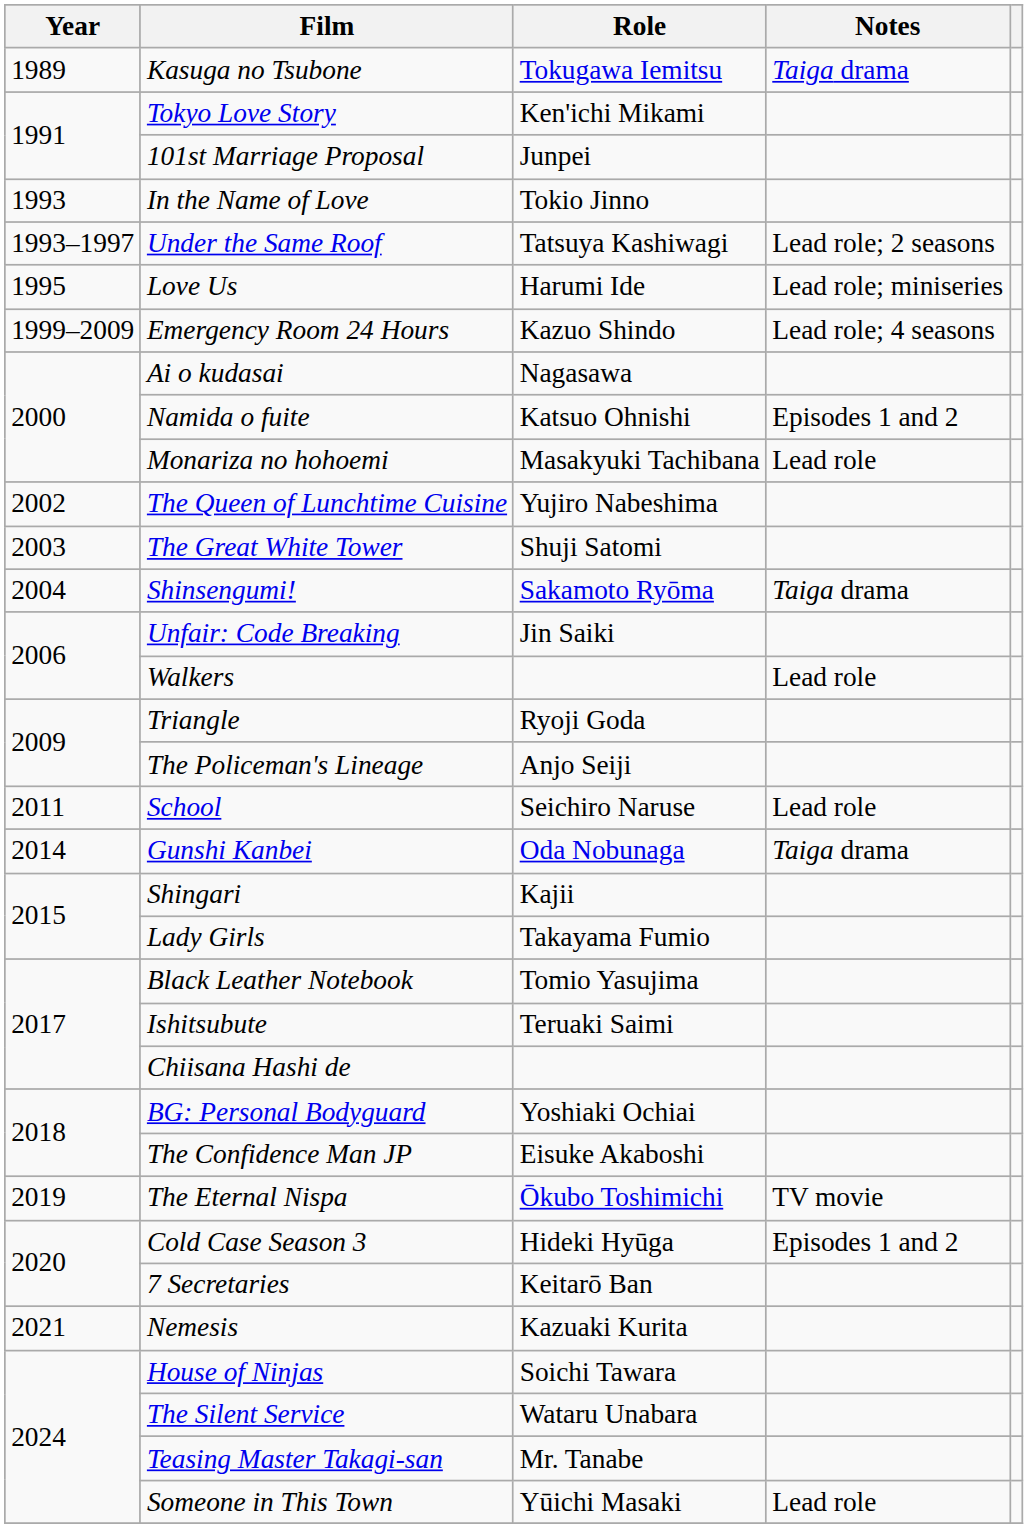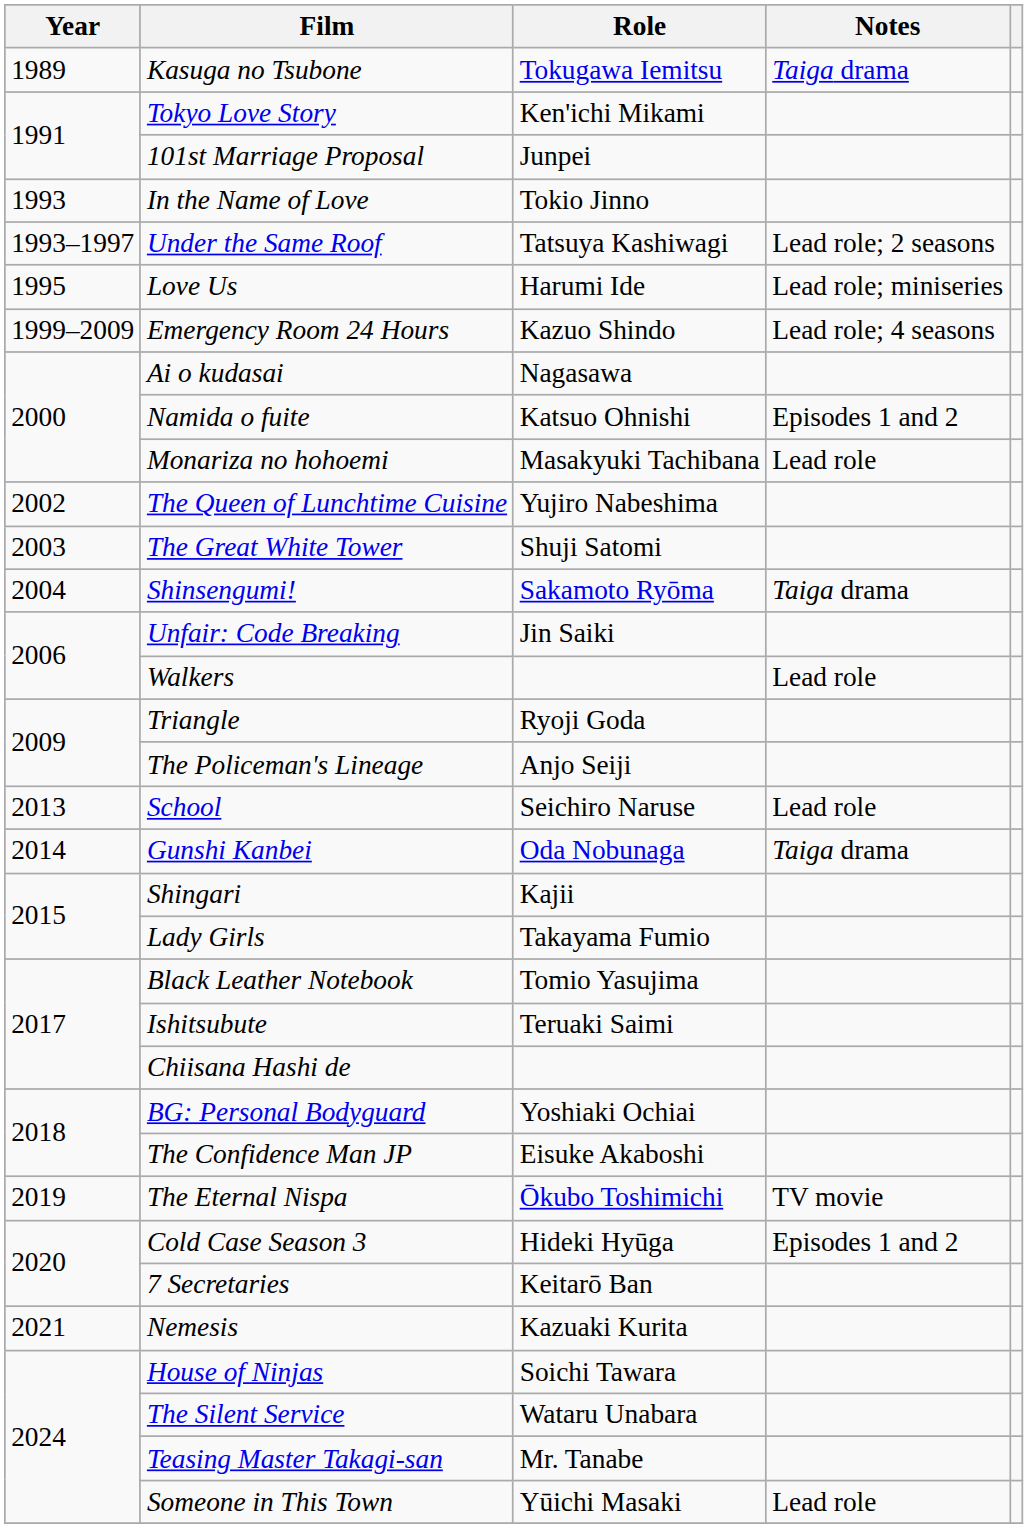(38, 807) 2011 -> (39, 807) 2013
